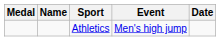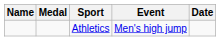columns swapped: (21, 12) <-> (53, 12)
